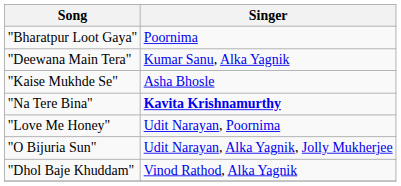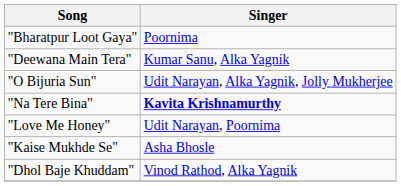rows swapped: (52, 147) <-> (63, 81)
